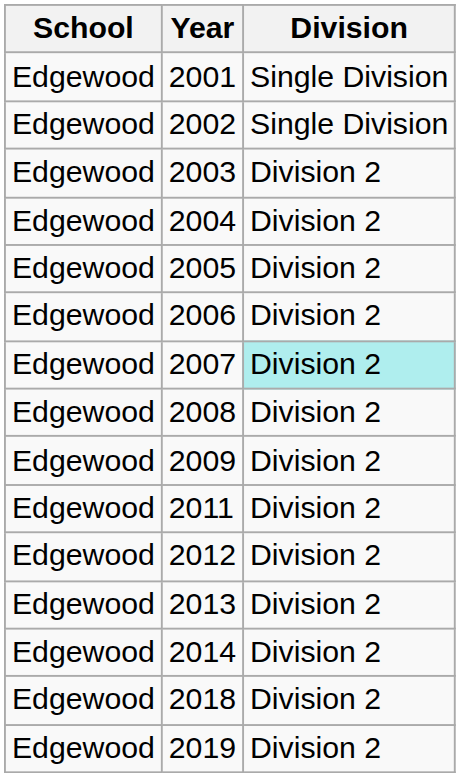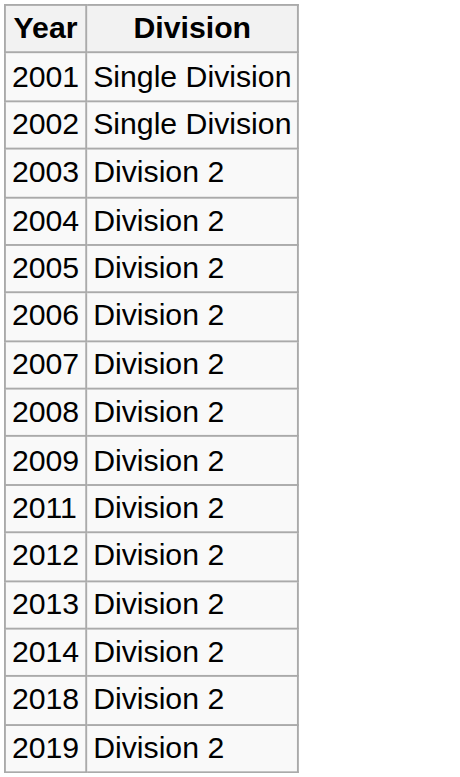- column: (83, 28)
(316, 364) paleturquoise background -> (159, 364) no background
